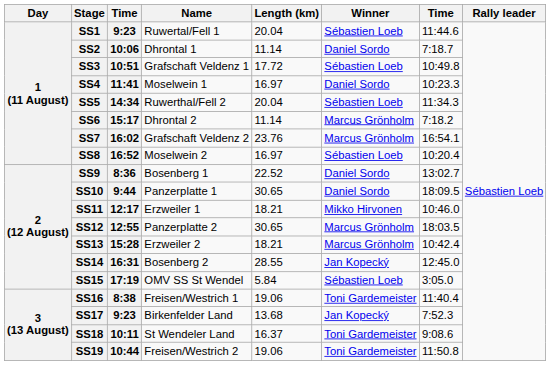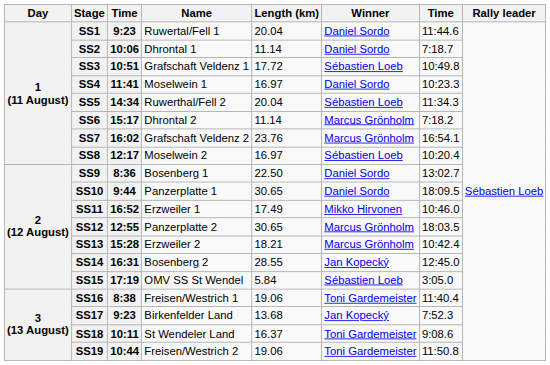(364, 31) Sébastien Loeb -> (357, 31) Daniel Sordo
(125, 155) 16:52 -> (125, 155) 12:17
(269, 173) 22.52 -> (269, 173) 22.50
(125, 209) 12:17 -> (125, 209) 16:52
(269, 209) 18.21 -> (269, 209) 17.49
